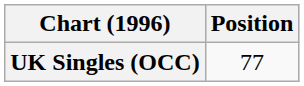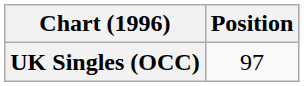(252, 61) 77 -> (252, 61) 97
